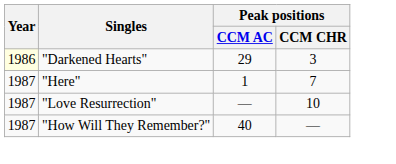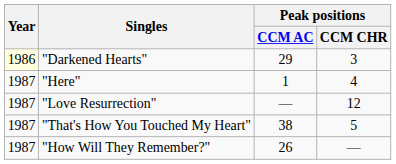(313, 81) 7 -> (354, 81) 4
(313, 103) 10 -> (354, 103) 12
+ row: (146, 125)
(245, 125) 40 -> (285, 147) 26
